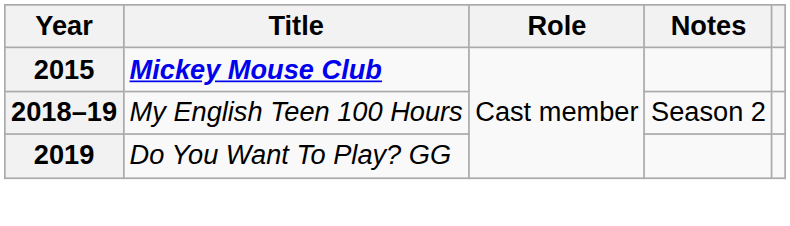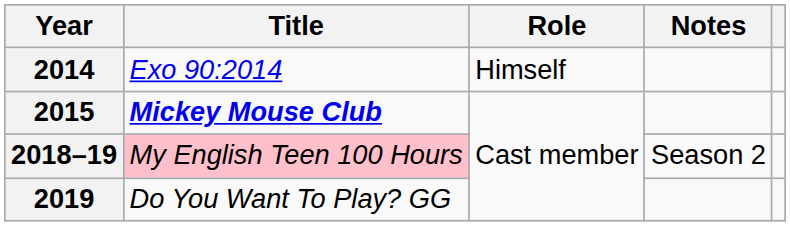+ row: (64, 69)
(296, 112) no background -> (296, 155) pink background
